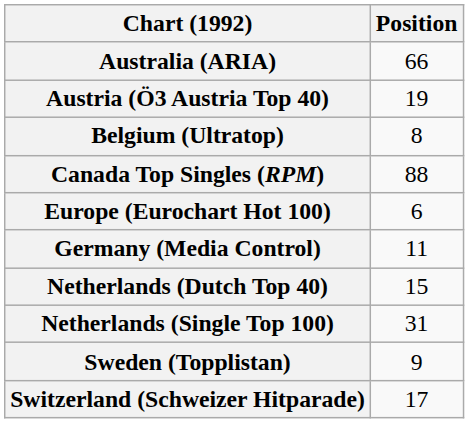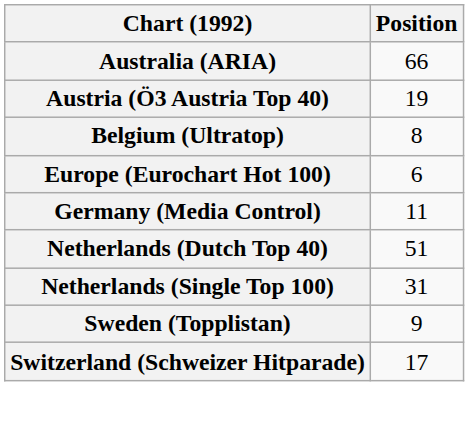- row: (188, 173)
(417, 286) 15 -> (417, 248) 51
